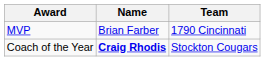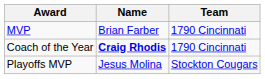(214, 47) Stockton Cougars -> (209, 47) 1790 Cincinnati
+ row: (39, 64)
